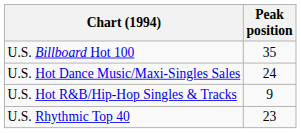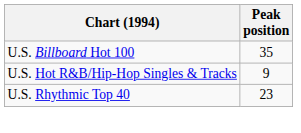- row: (124, 73)
